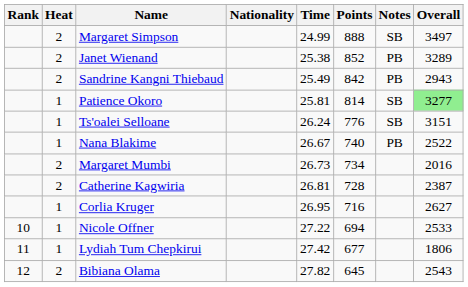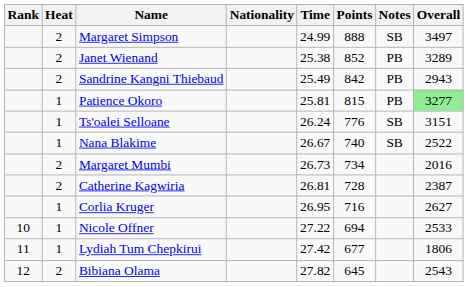(354, 100) 814 -> (354, 100) 815
(395, 100) SB -> (395, 100) PB
(395, 143) PB -> (395, 143) SB
